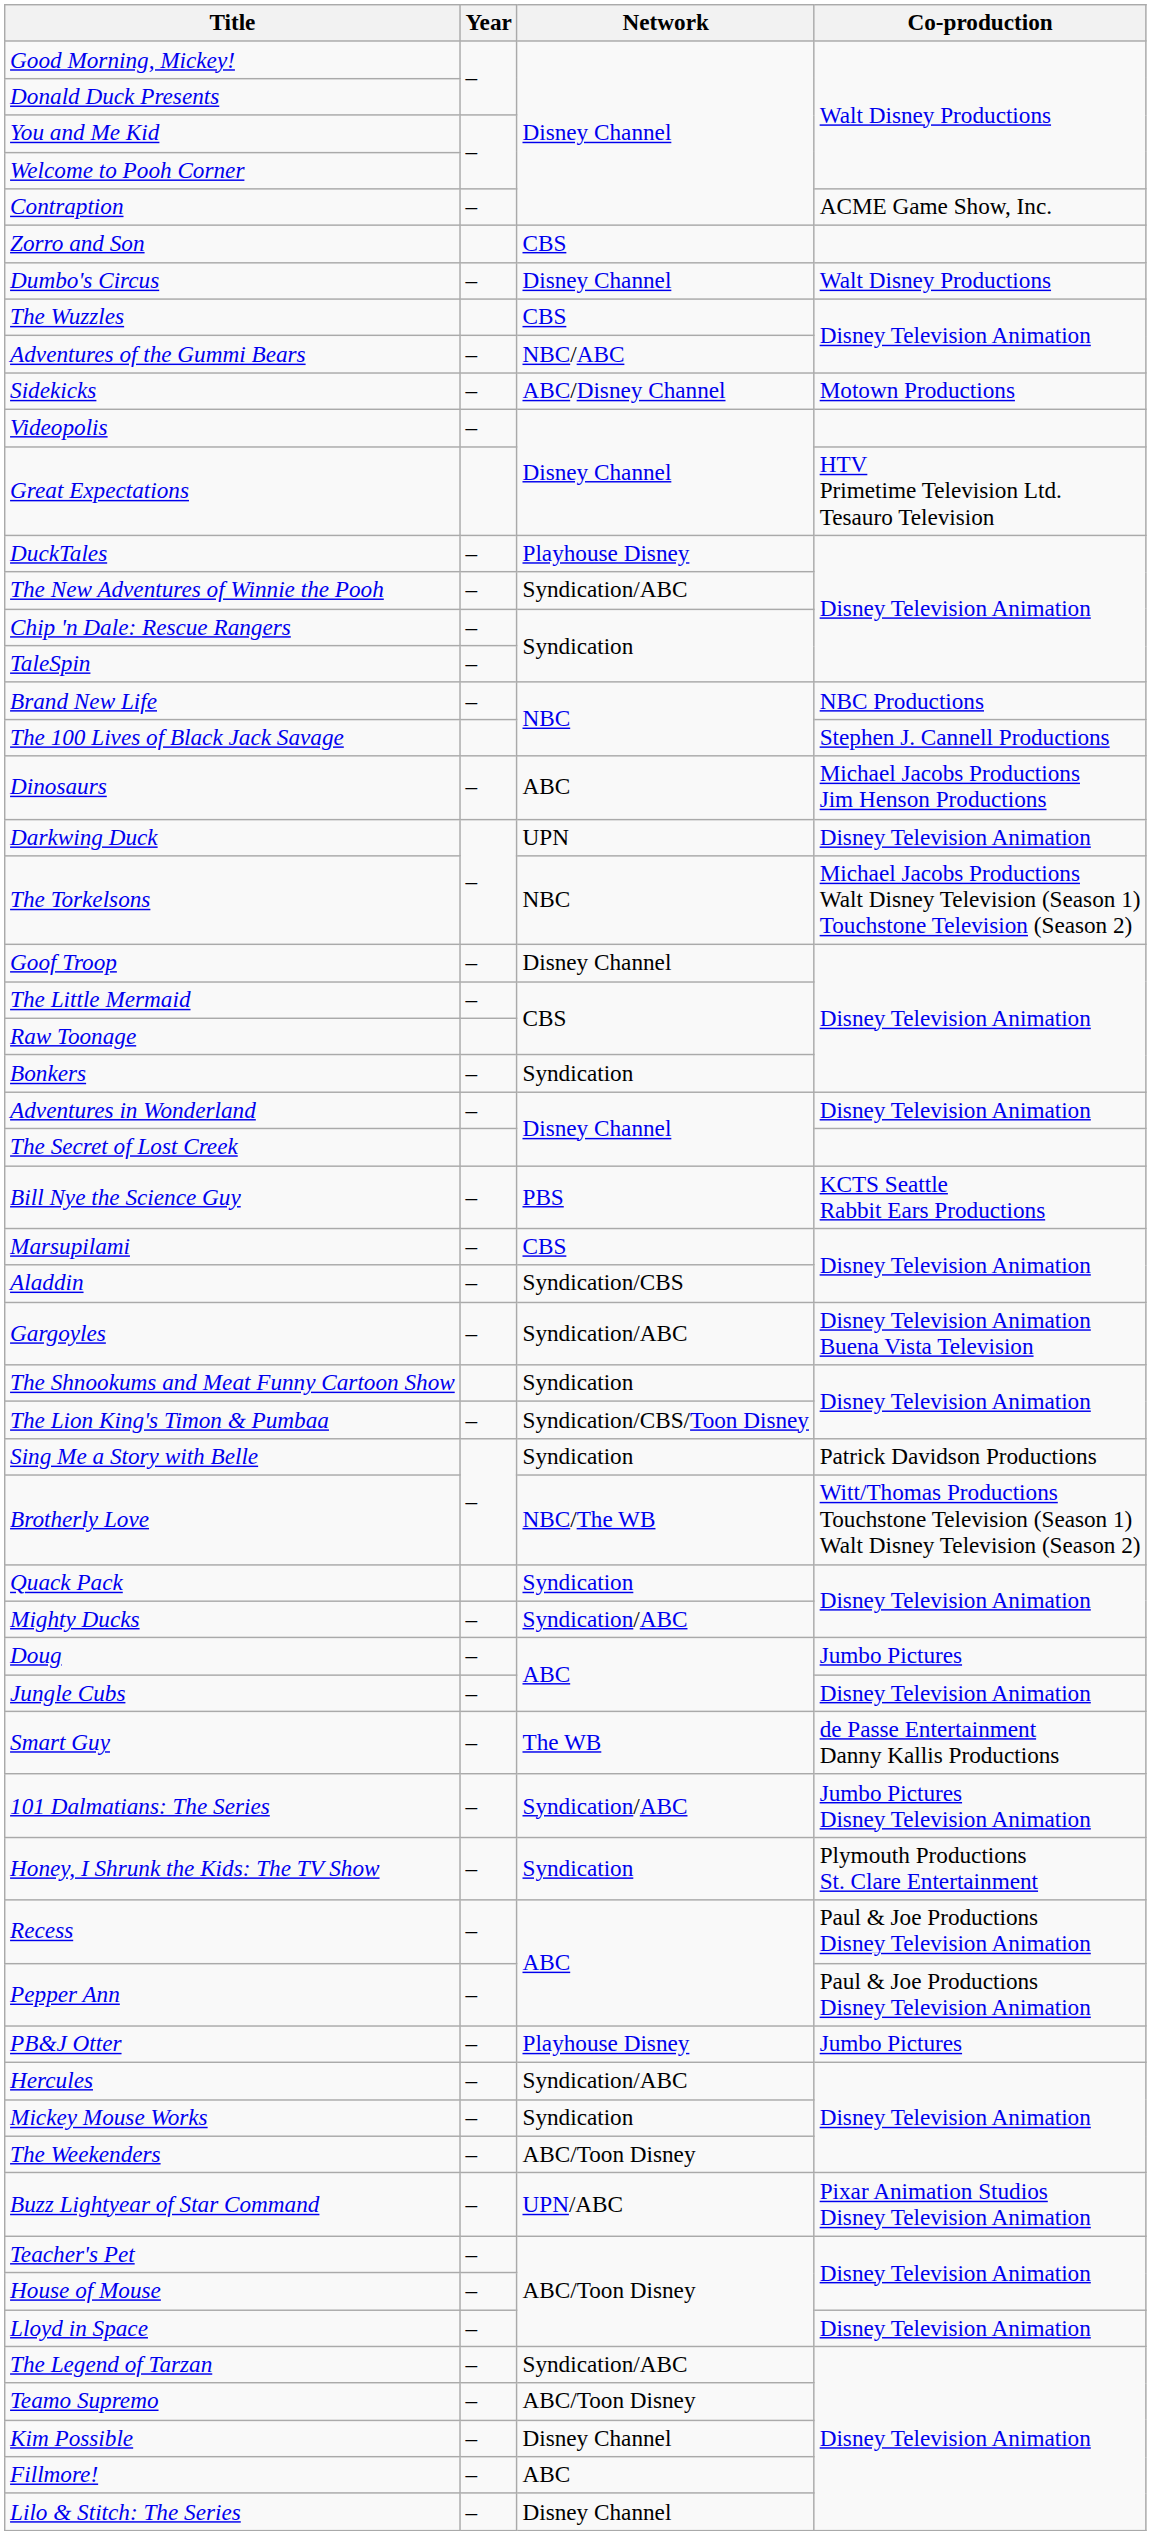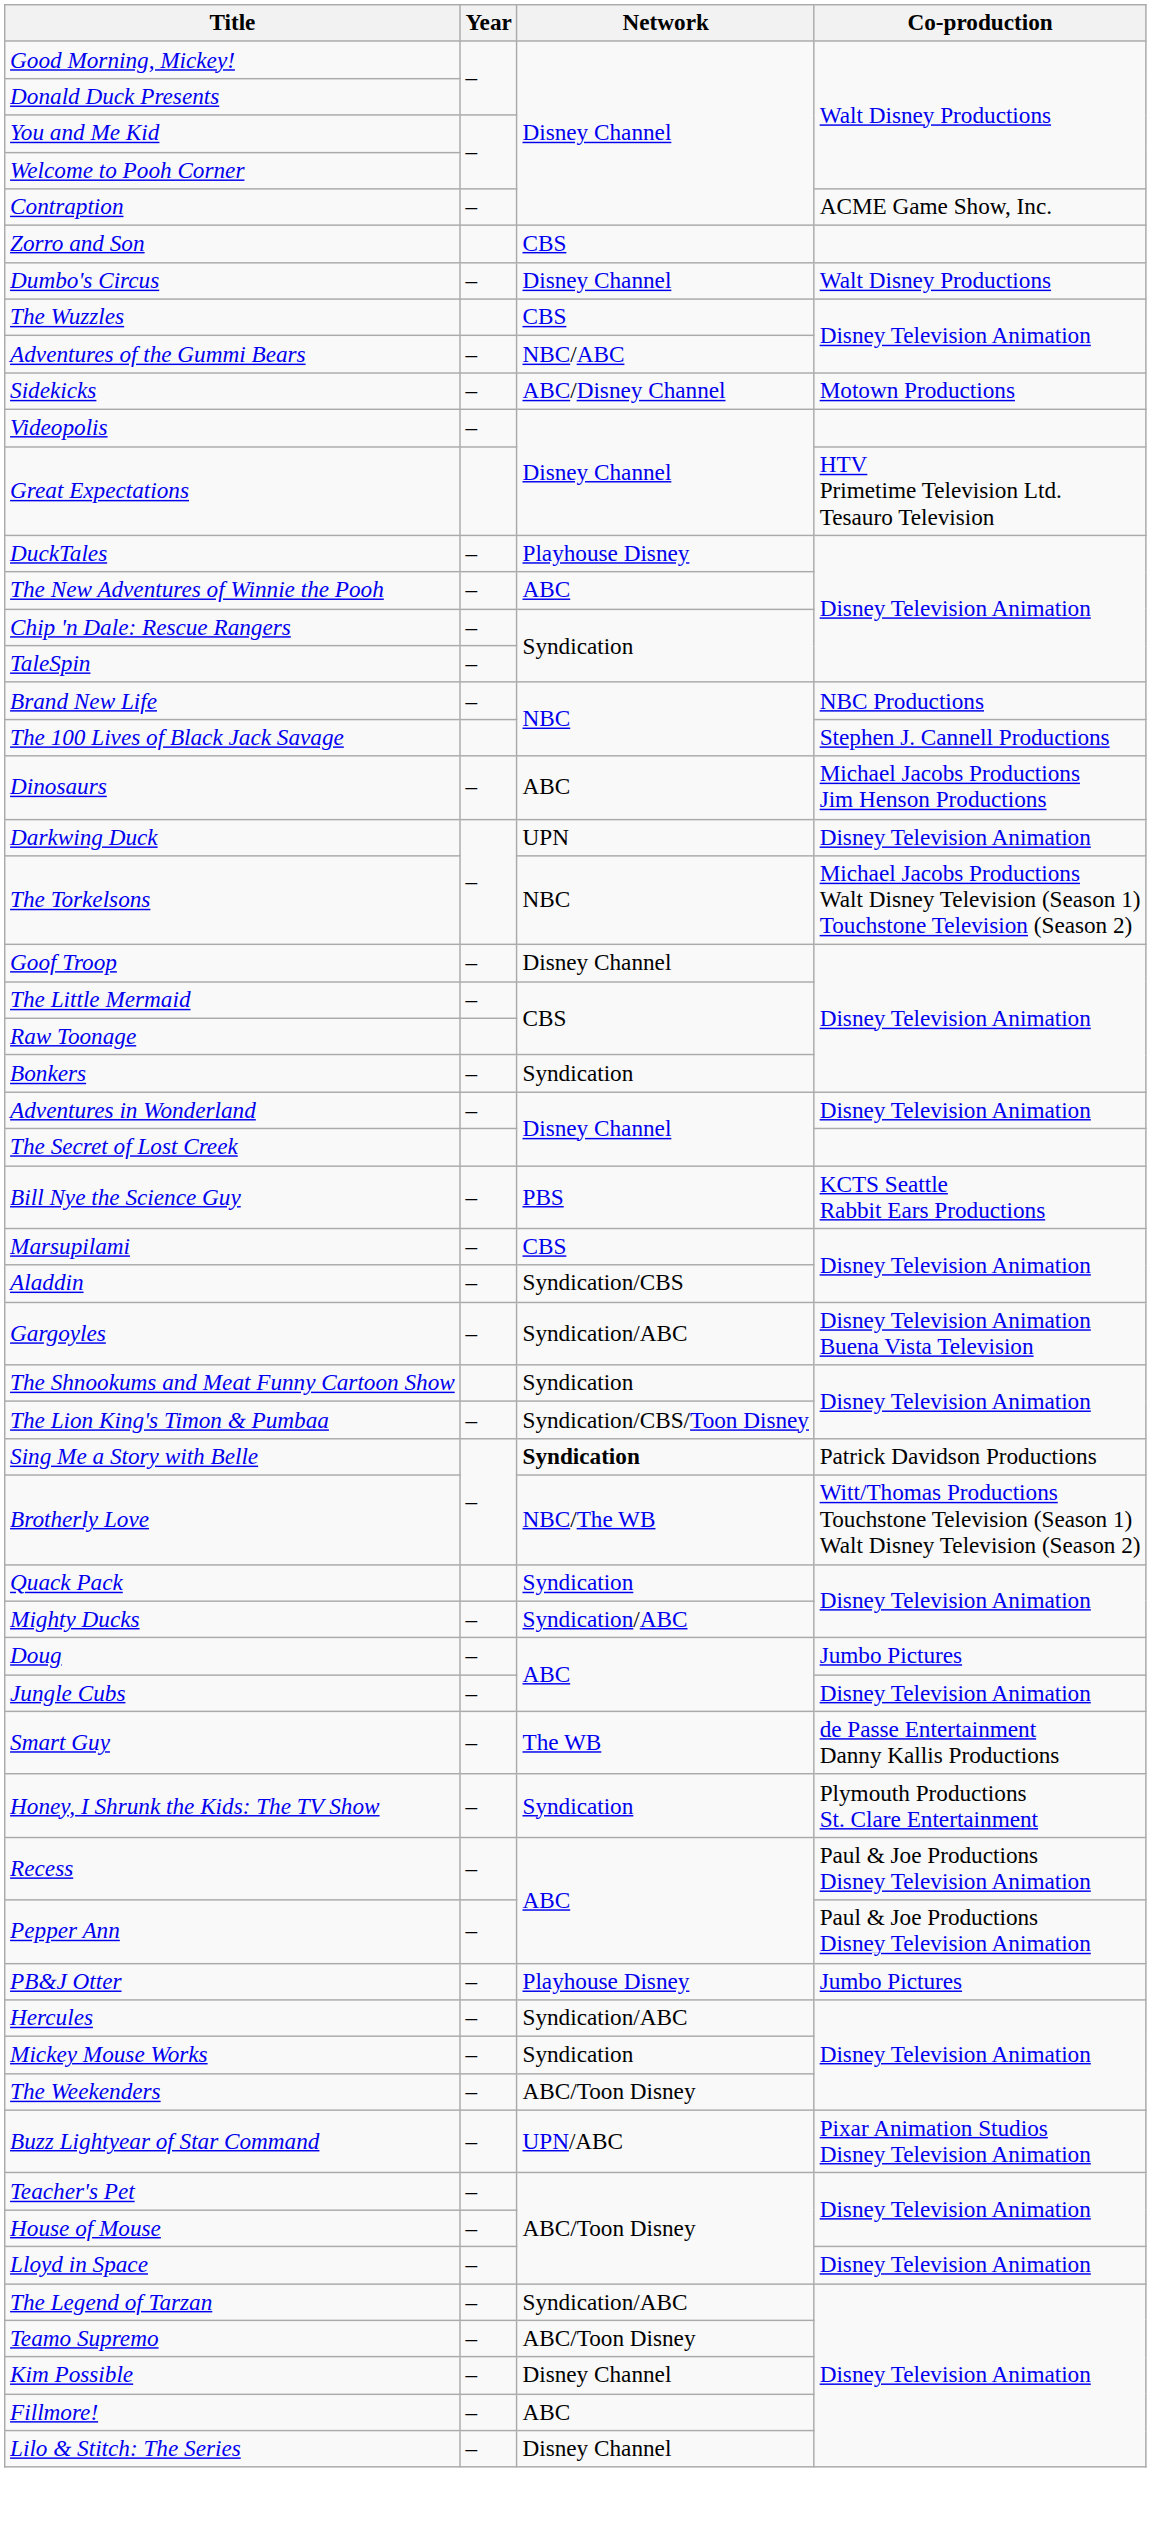(605, 590) Syndication/ABC -> (546, 590) ABC
(578, 1456) normal -> (581, 1456) bold
- row: (140, 1805)
